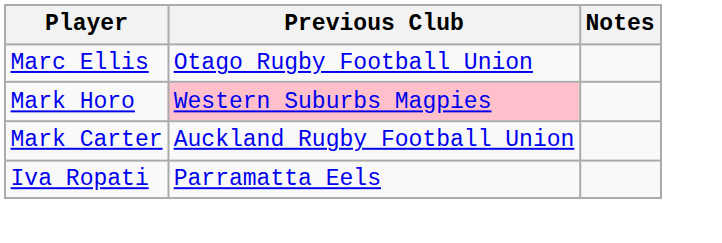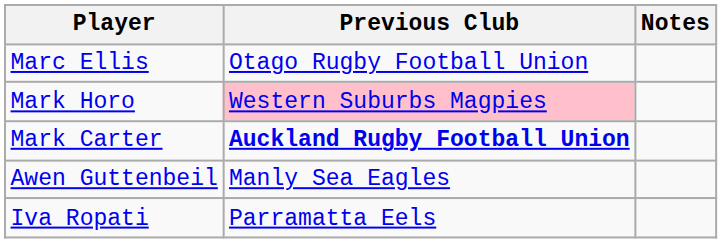(374, 140) normal -> (429, 140) bold
+ row: (114, 179)
